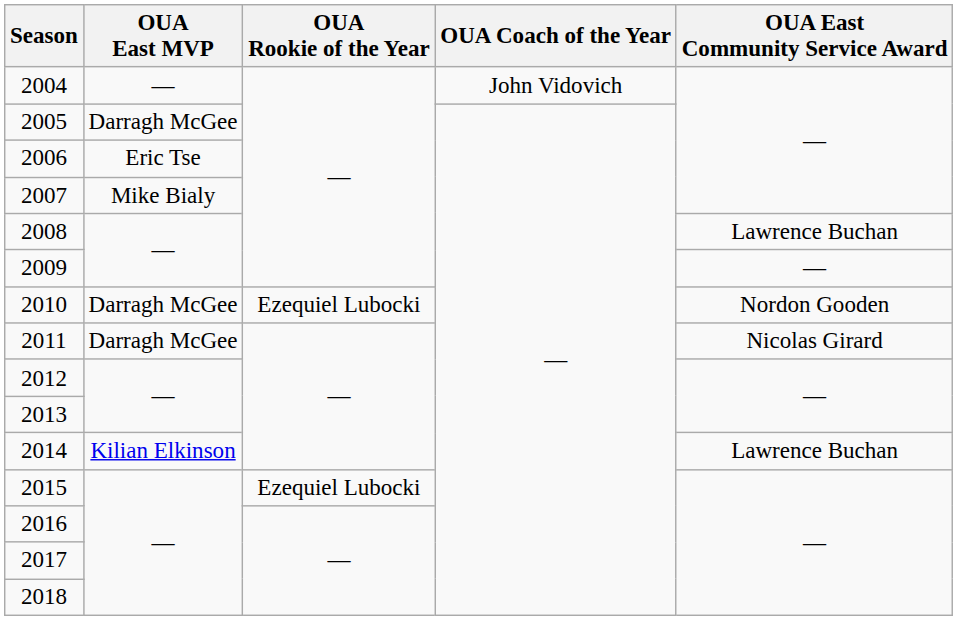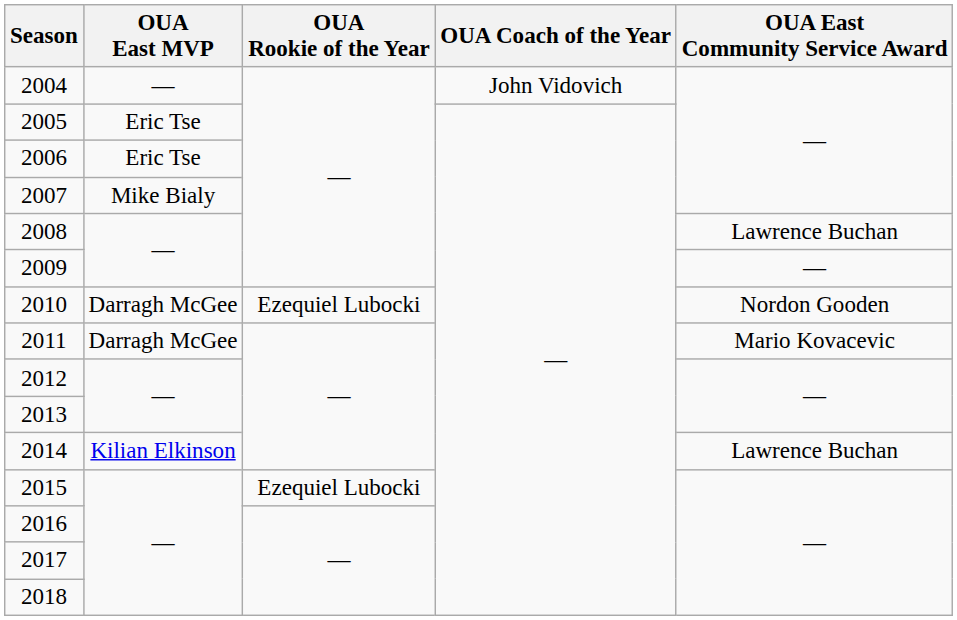(163, 121) Darragh McGee -> (163, 121) Eric Tse
(815, 341) Nicolas Girard -> (815, 341) Mario Kovacevic
